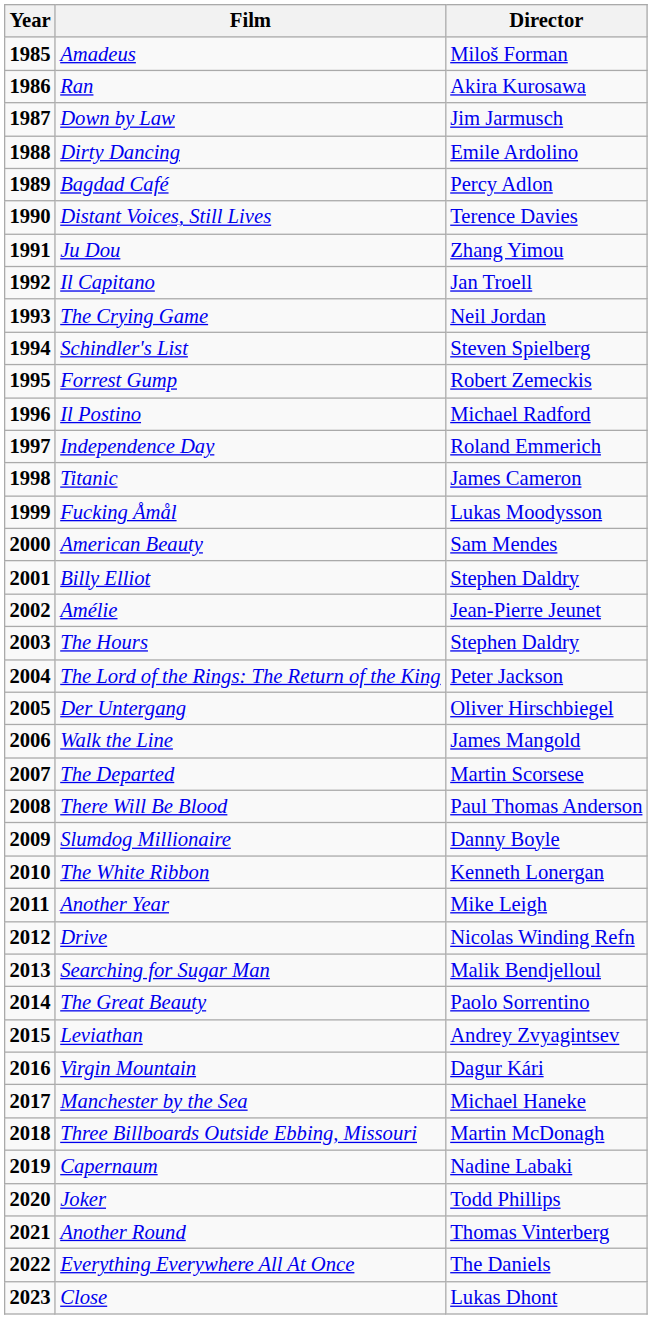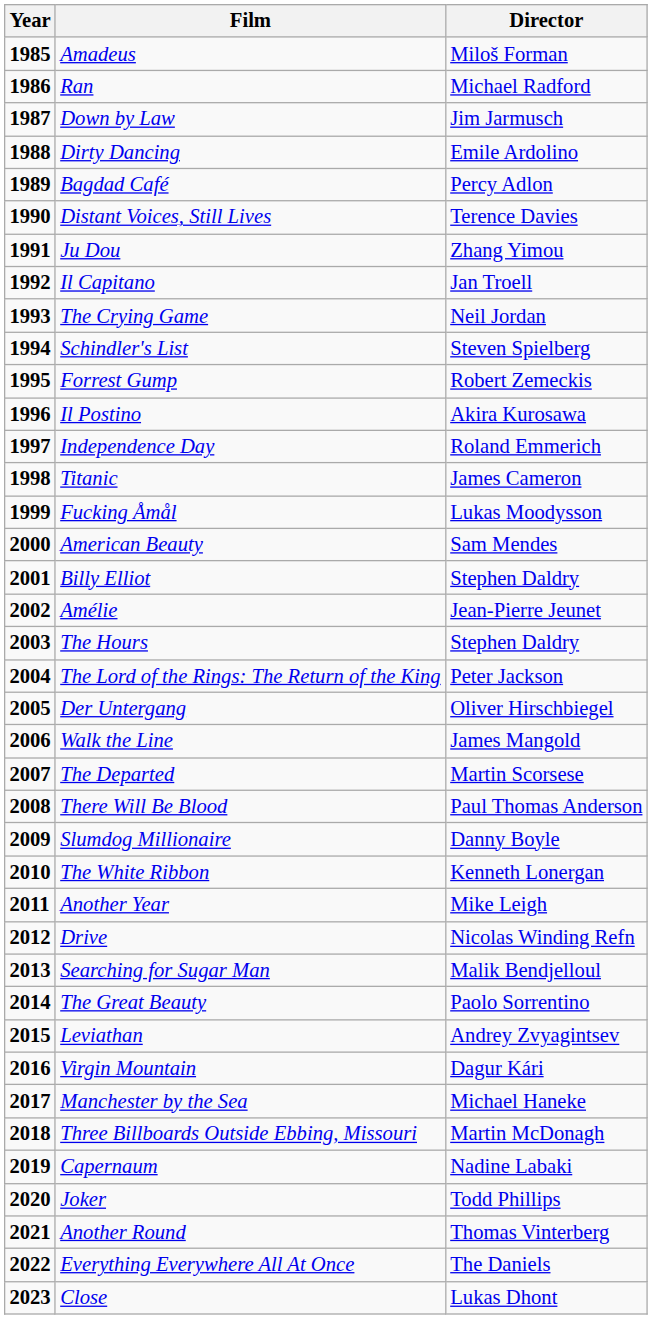(518, 86) Akira Kurosawa -> (520, 86) Michael Radford
(520, 413) Michael Radford -> (518, 413) Akira Kurosawa
